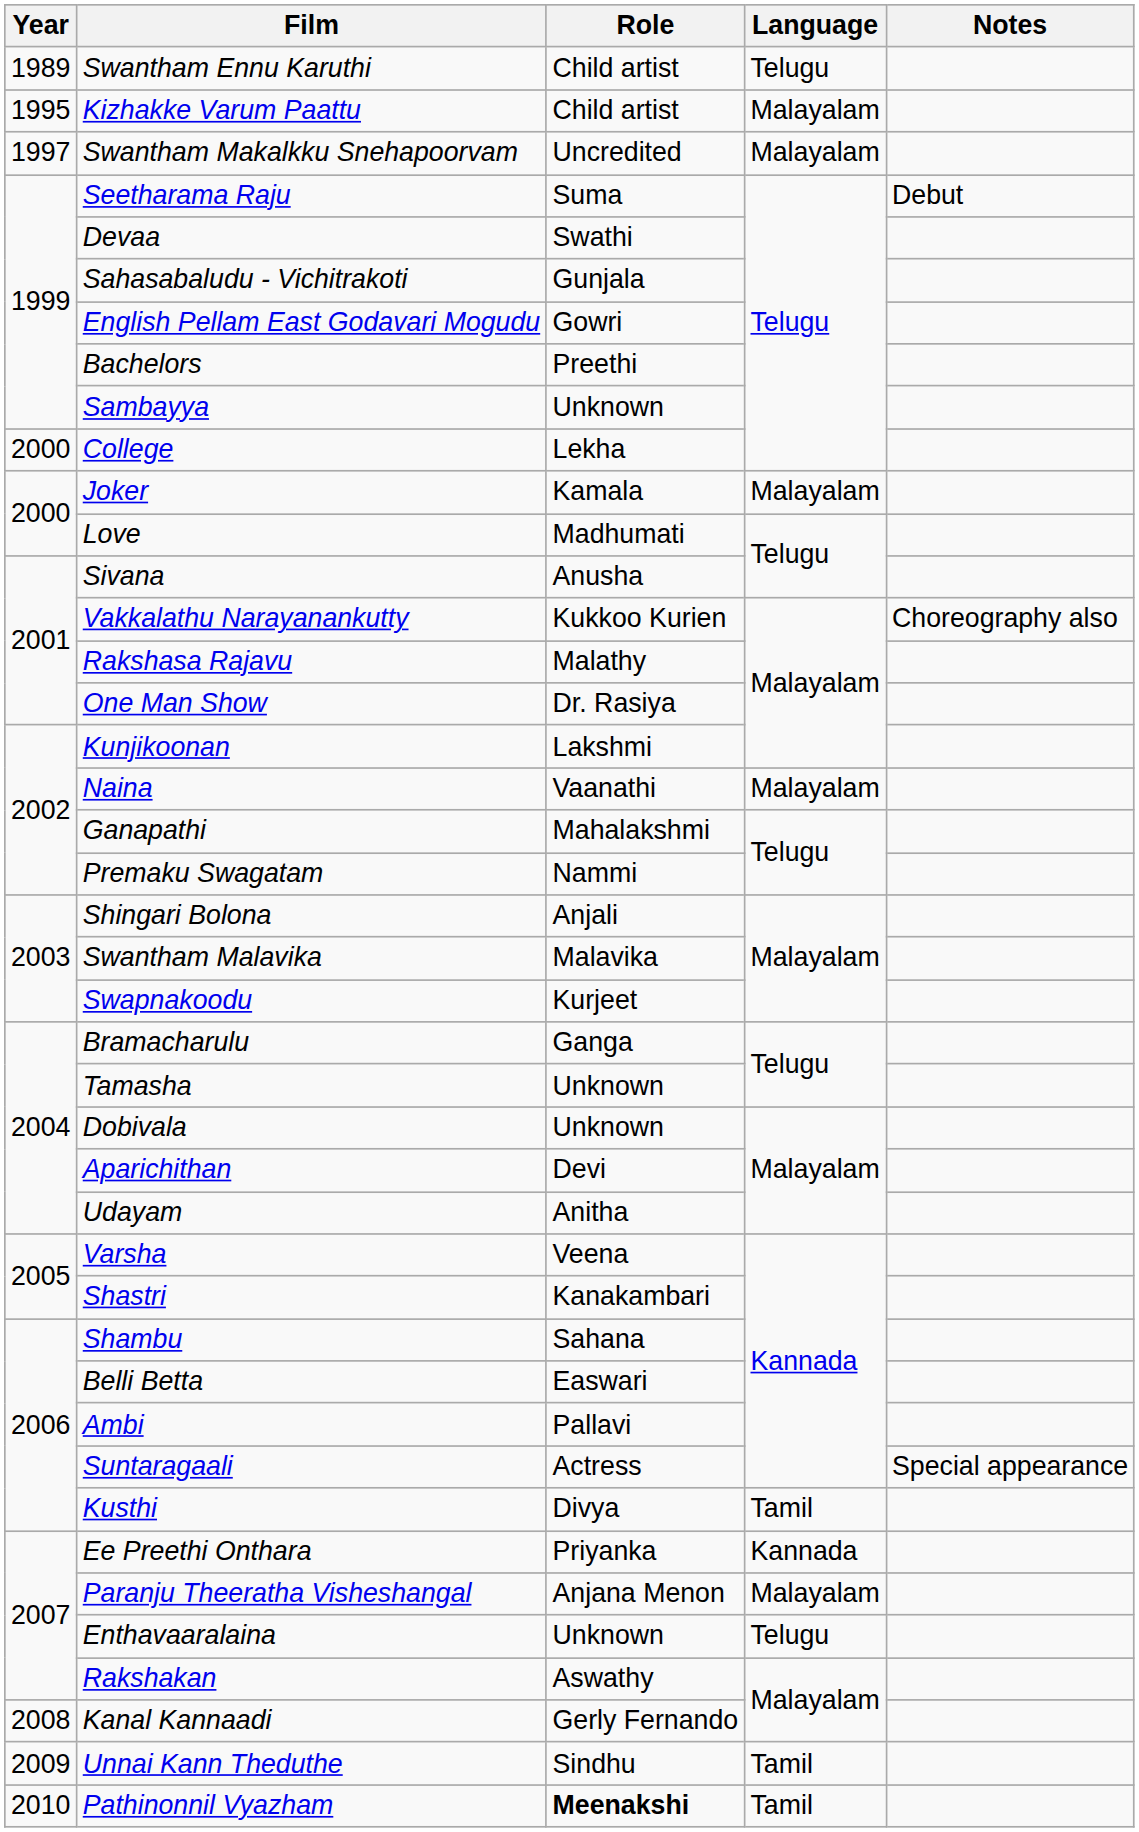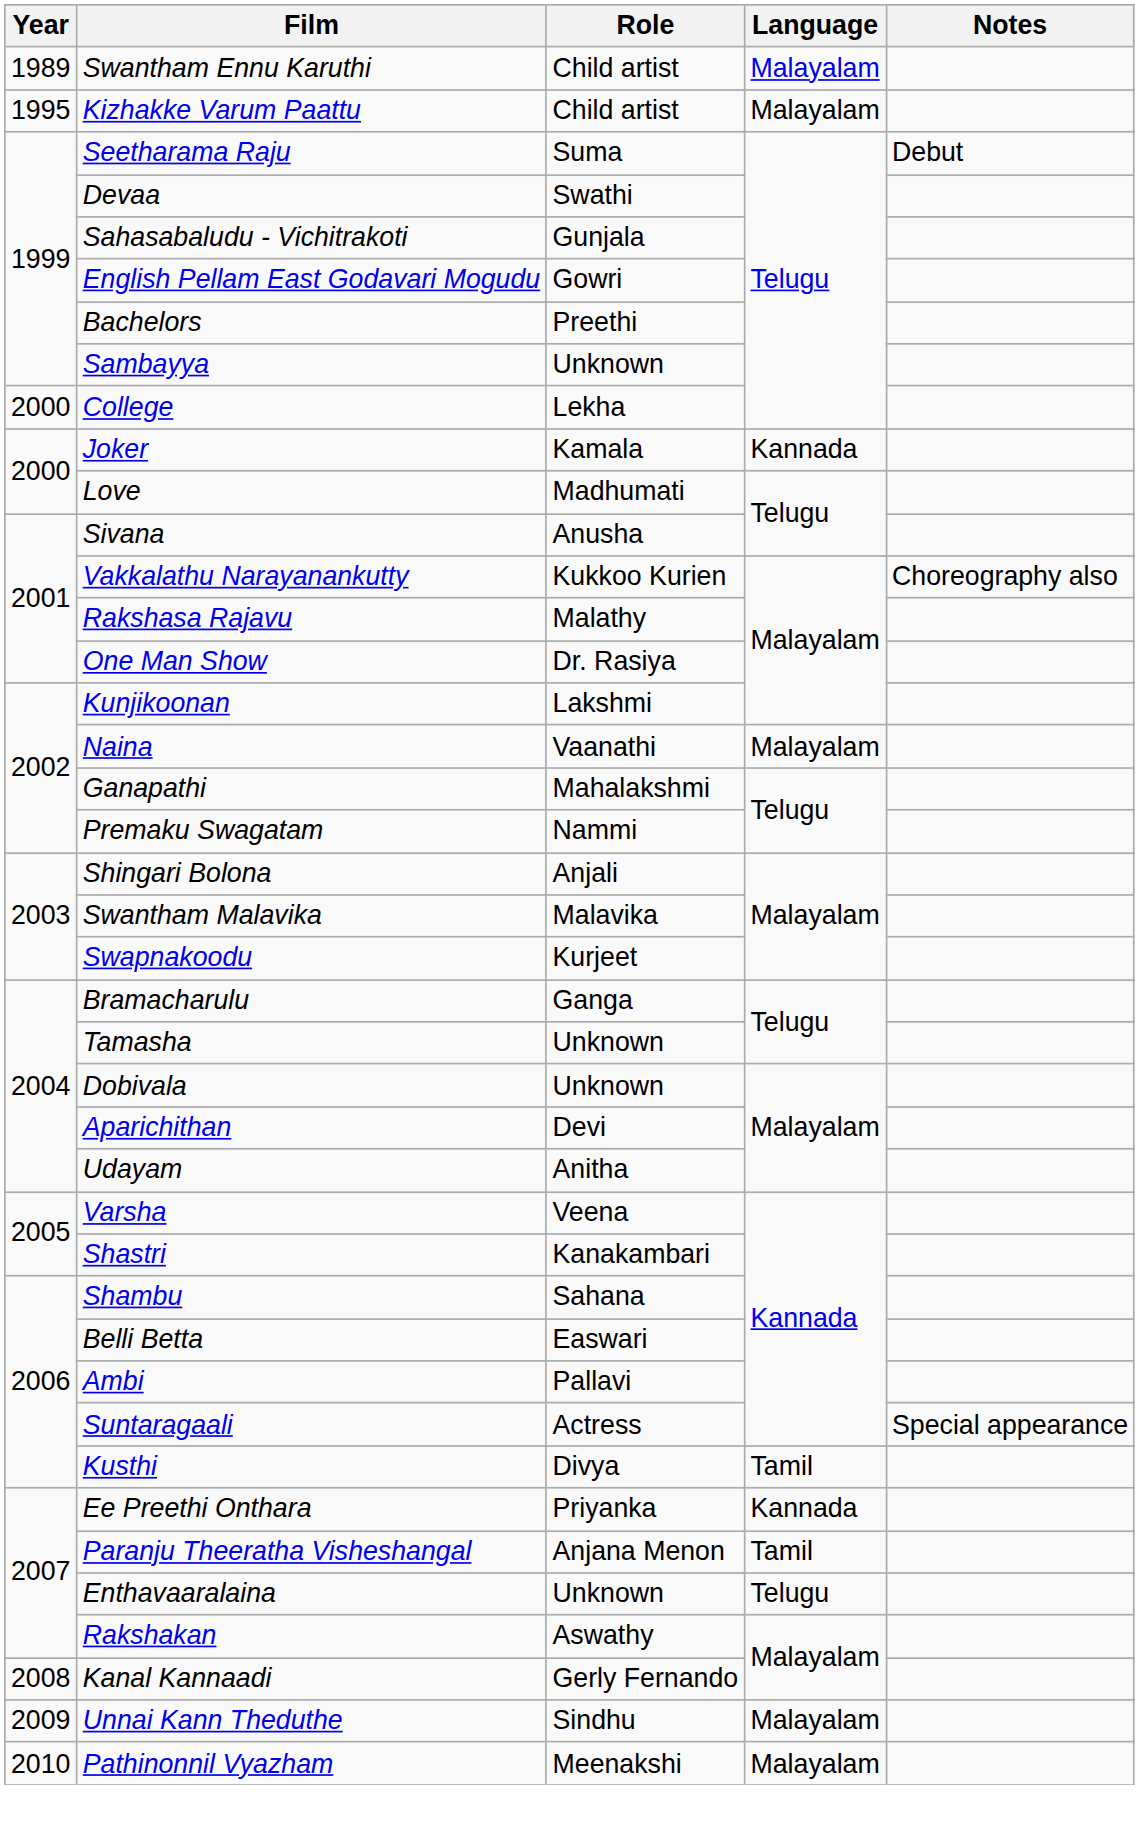(790, 68) Telugu -> (815, 68) Malayalam
- row: (300, 152)
(815, 491) Malayalam -> (804, 449) Kannada
(815, 1593) Malayalam -> (782, 1551) Tamil
(782, 1763) Tamil -> (815, 1720) Malayalam
(621, 1805) bold -> (617, 1763) normal
(782, 1805) Tamil -> (815, 1763) Malayalam
